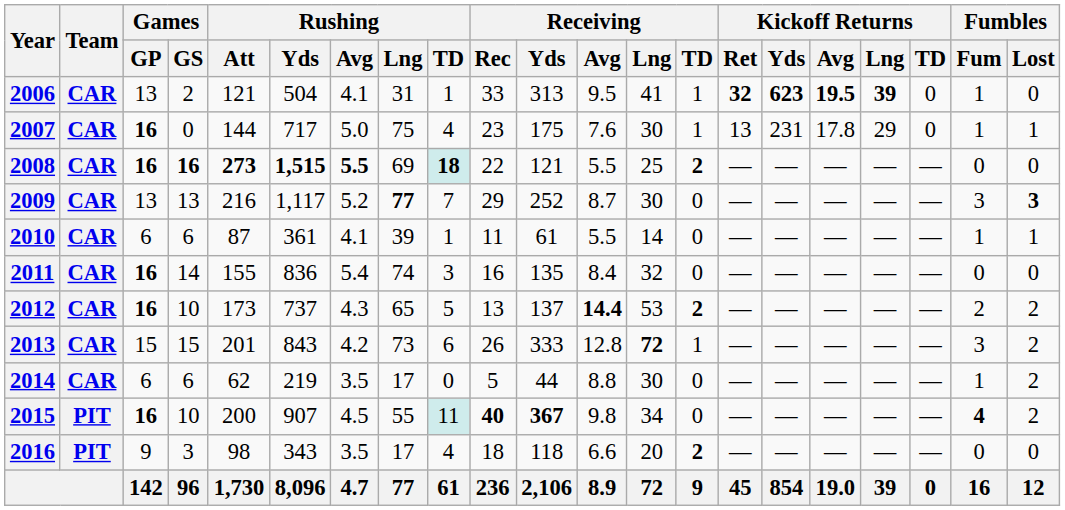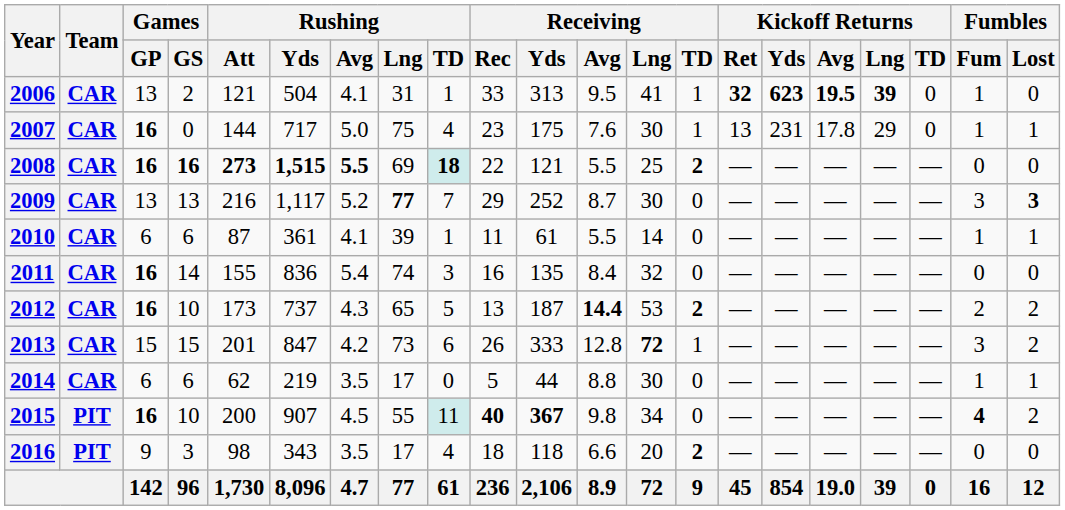(547, 308) 137 -> (547, 308) 187
(300, 344) 843 -> (300, 344) 847
(1033, 380) 2 -> (1033, 380) 1
